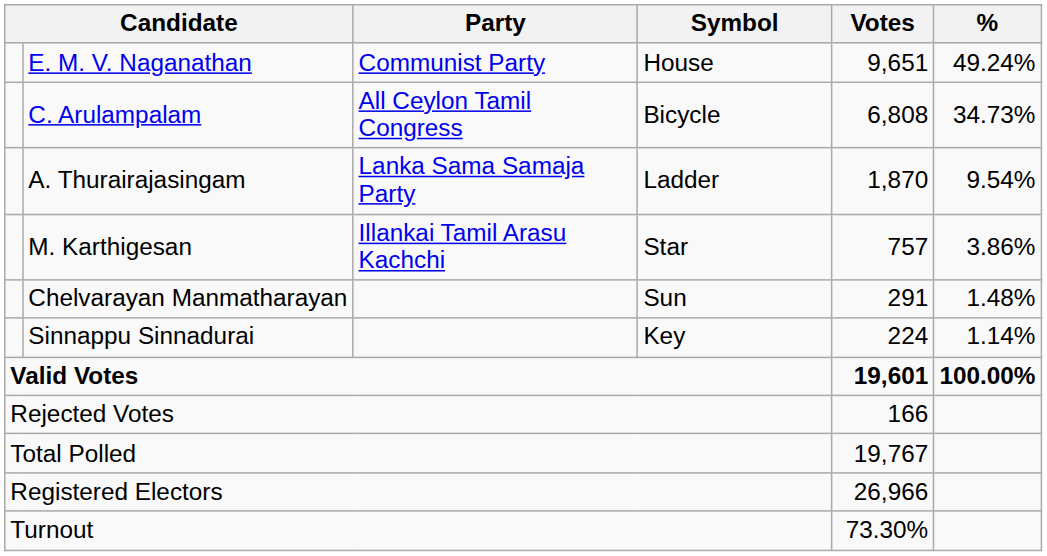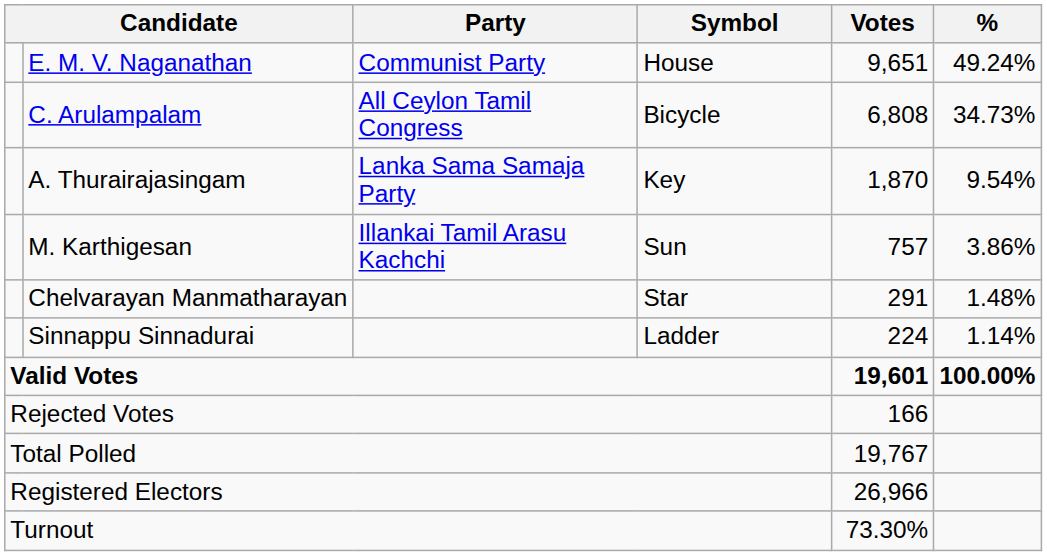(681, 180) Ladder -> (664, 180) Key
(666, 246) Star -> (665, 246) Sun
(665, 298) Sun -> (666, 298) Star
(664, 337) Key -> (681, 337) Ladder
